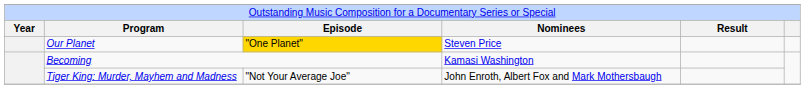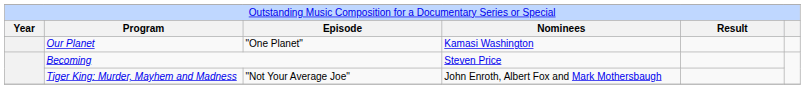(274, 45) gold background -> (274, 45) no background
(473, 45) Steven Price -> (489, 45) Kamasi Washington
(489, 60) Kamasi Washington -> (473, 60) Steven Price
